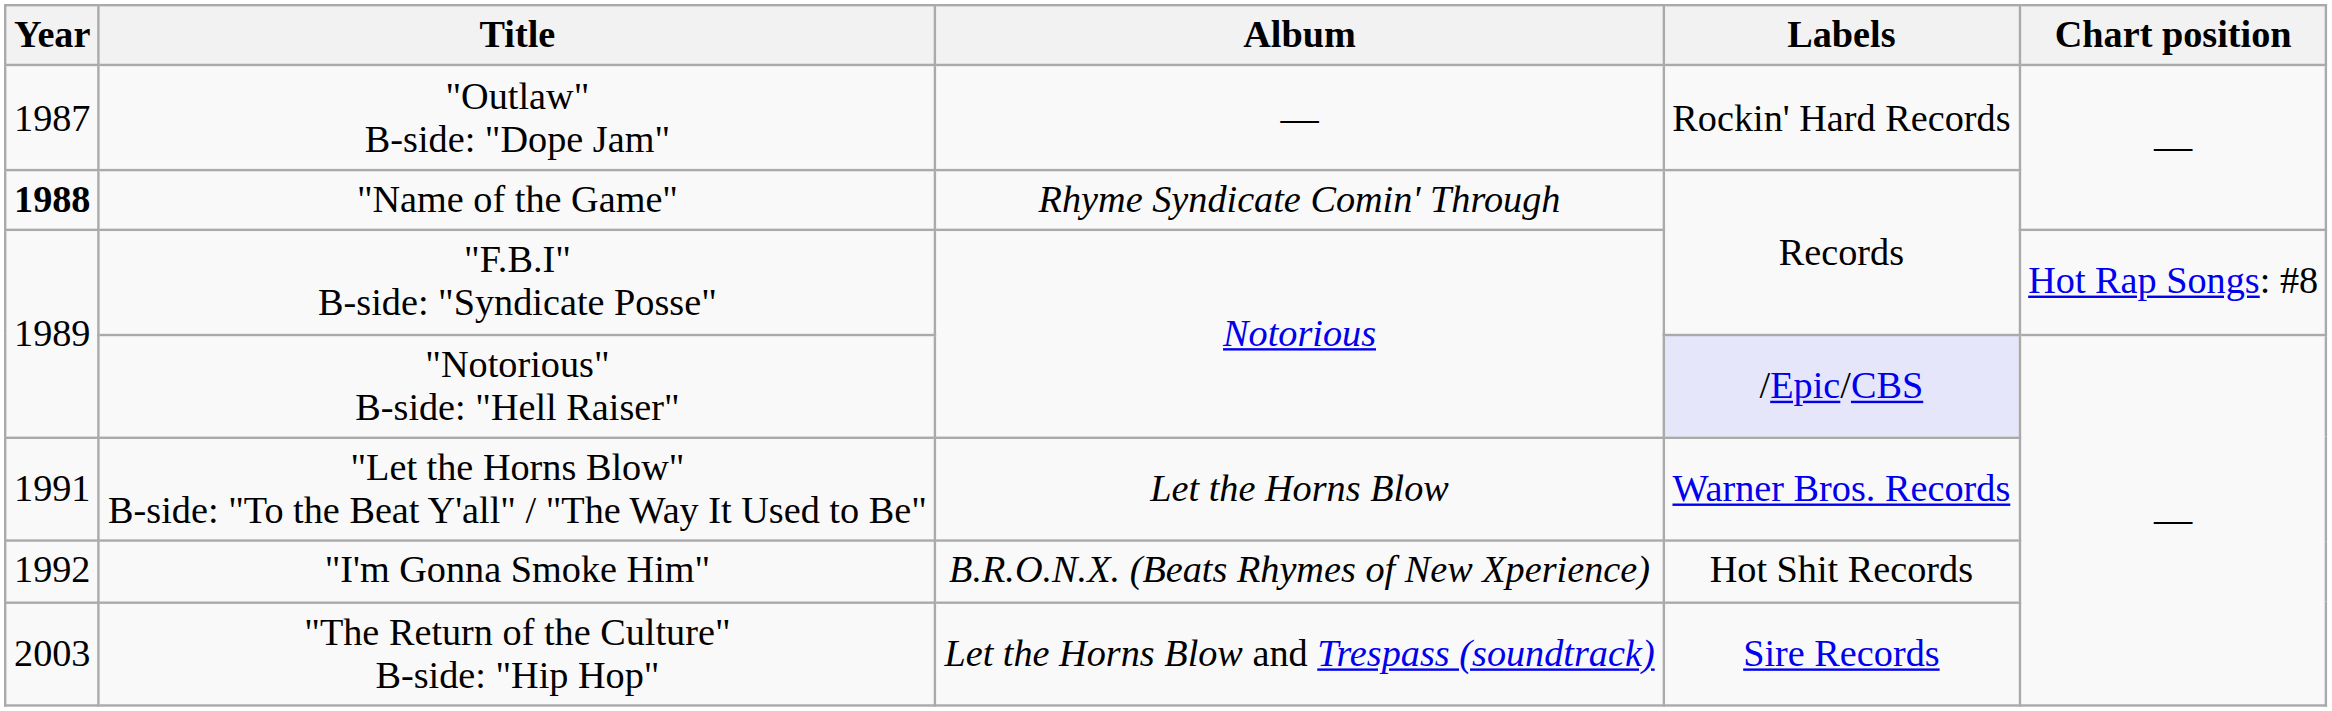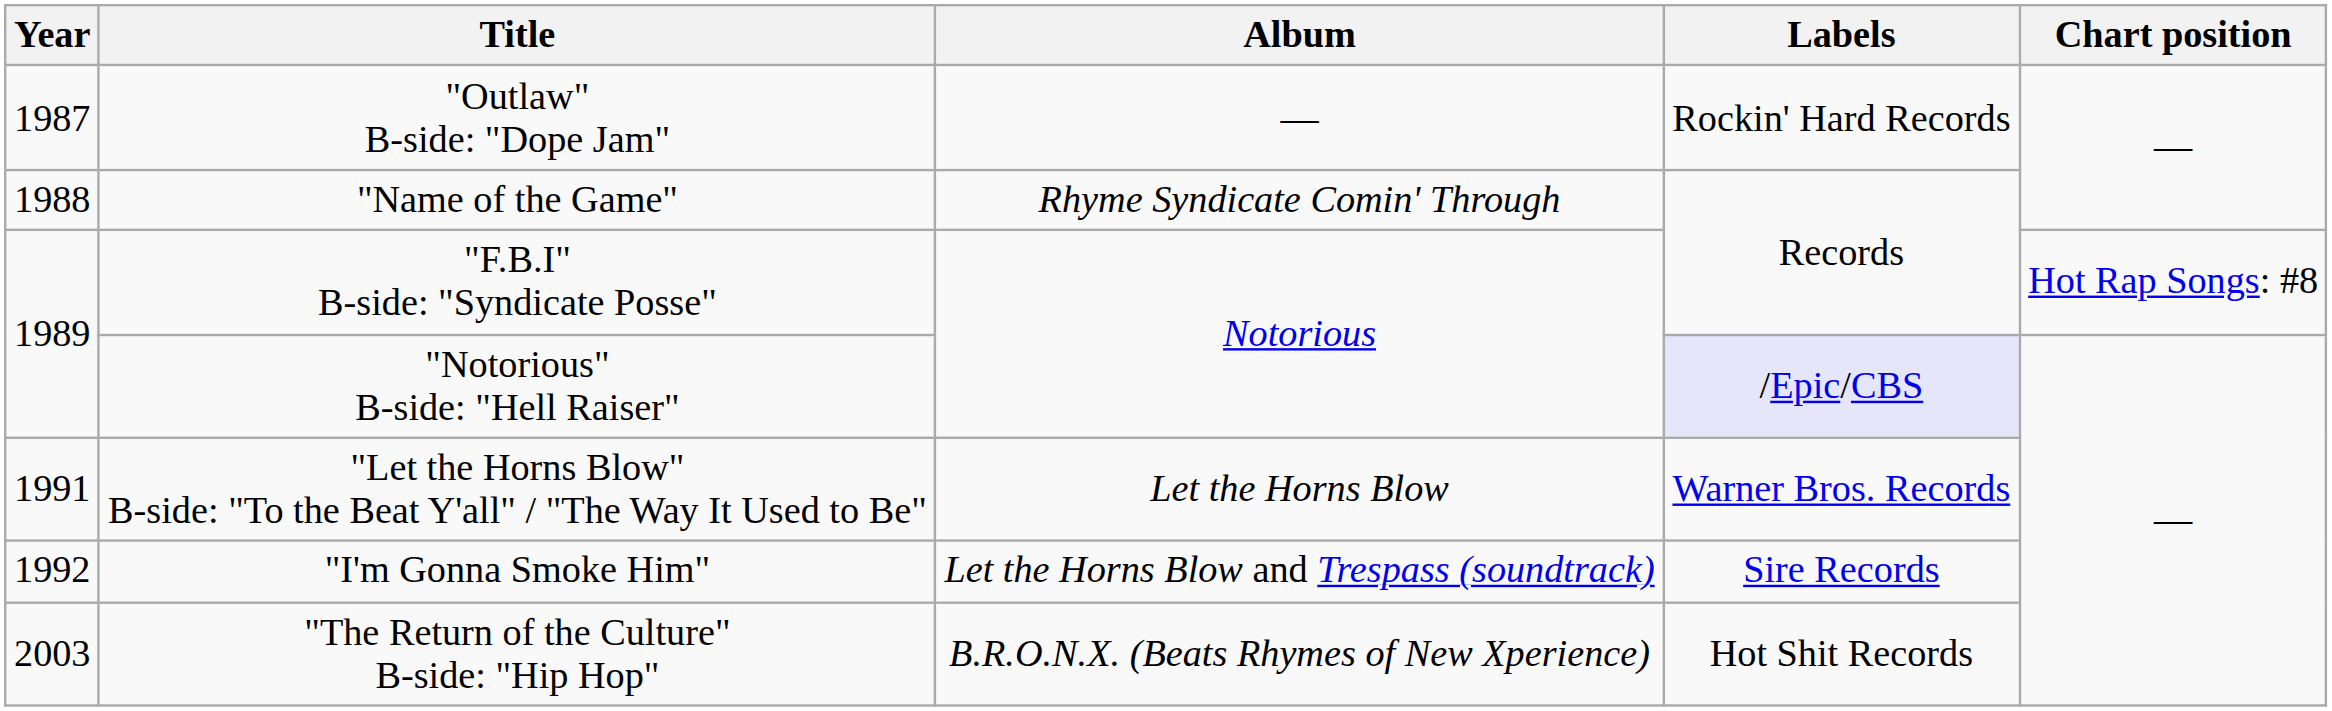(52, 199) bold -> (52, 199) normal
(1300, 570) B.R.O.N.X. (Beats Rhymes of New Xperience) -> (1300, 570) Let the Horns Blow and Trespass (soundtrack)
(1841, 570) Hot Shit Records -> (1841, 570) Sire Records
(1300, 652) Let the Horns Blow and Trespass (soundtrack) -> (1300, 652) B.R.O.N.X. (Beats Rhymes of New Xperience)
(1841, 652) Sire Records -> (1841, 652) Hot Shit Records
